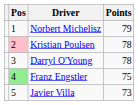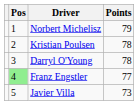(14, 44) pink background -> (14, 44) no background
(127, 76) 75 -> (127, 76) 77
